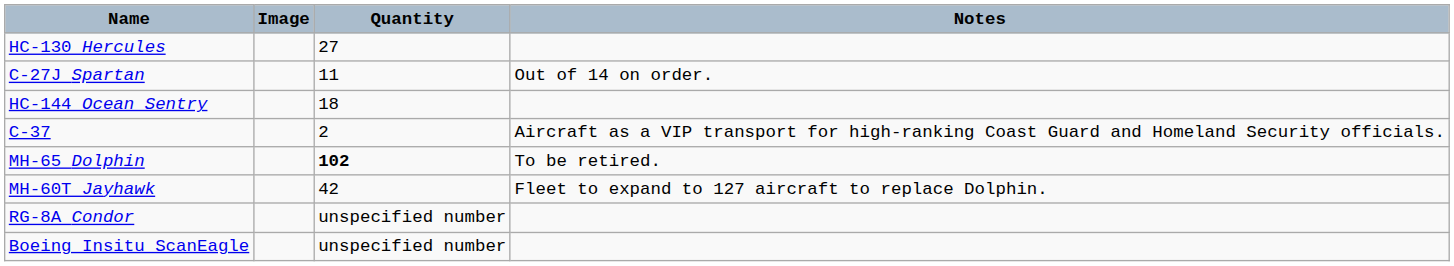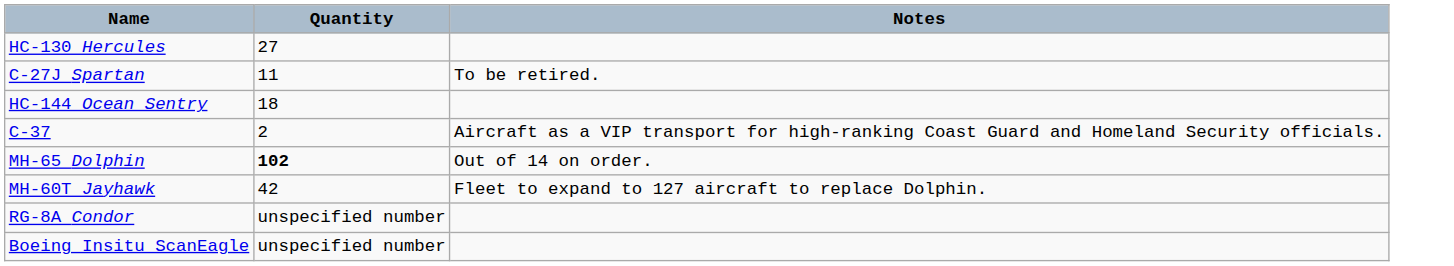- column: (284, 19)
(614, 76) Out of 14 on order. -> (527, 76) To be retired.
(588, 161) To be retired. -> (553, 161) Out of 14 on order.
